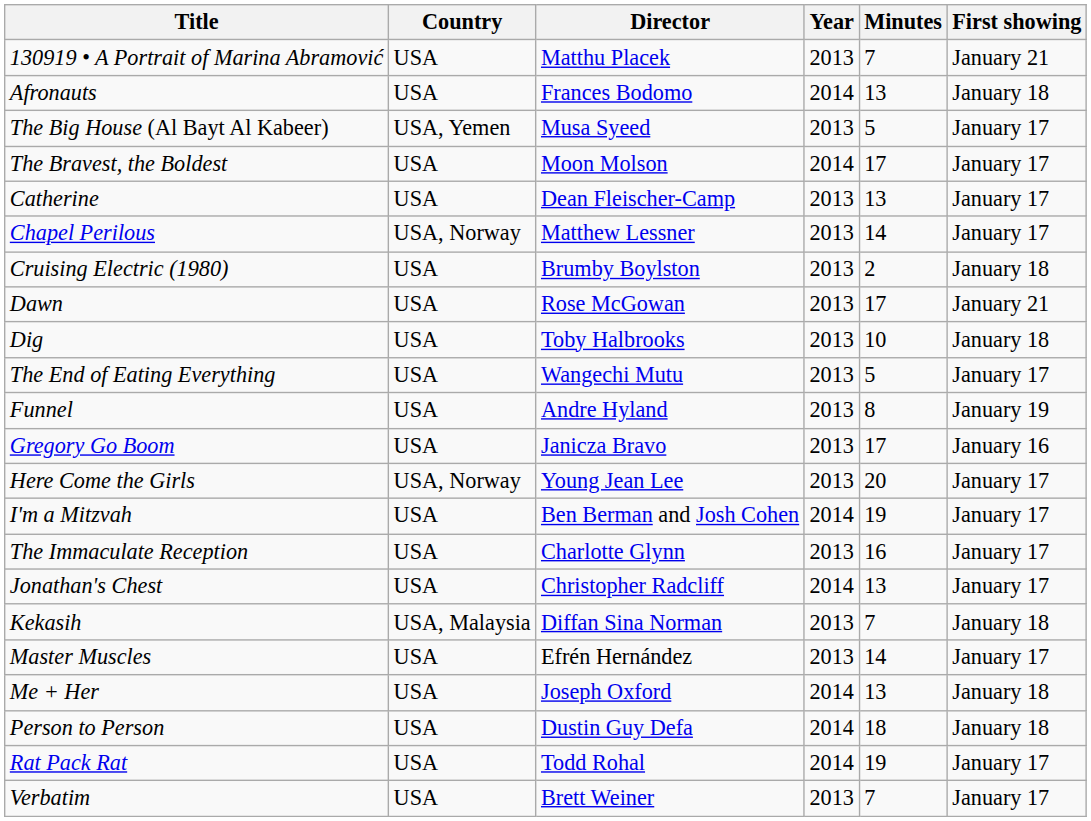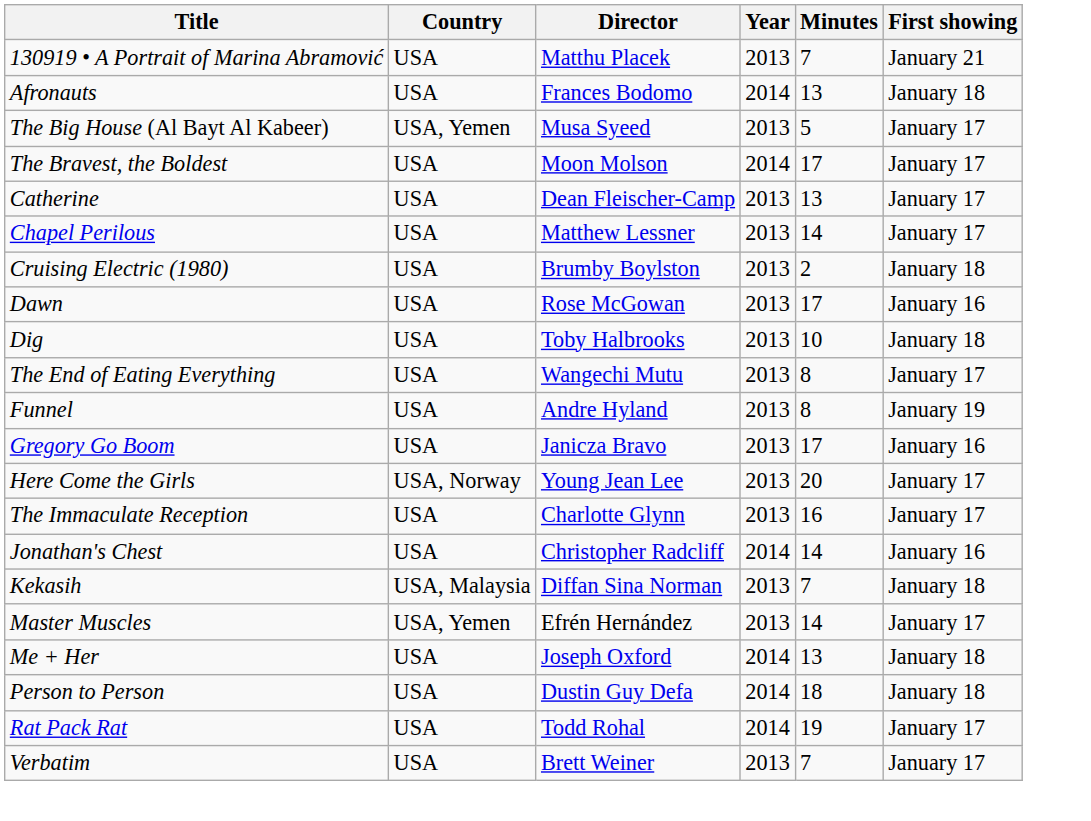(457, 233) USA, Norway -> (416, 233) USA
(1001, 304) January 21 -> (937, 304) January 16
(870, 374) 5 -> (806, 374) 8
- row: (71, 515)
(875, 586) 13 -> (811, 551) 14
(1001, 586) January 17 -> (937, 551) January 16
(416, 657) USA -> (452, 621) USA, Yemen
